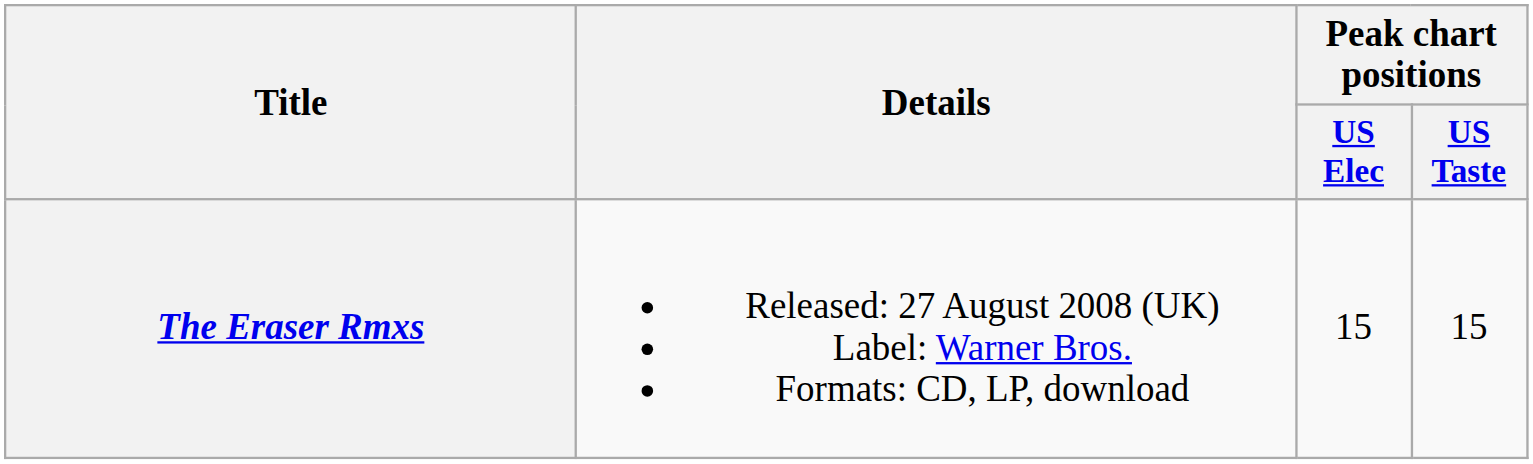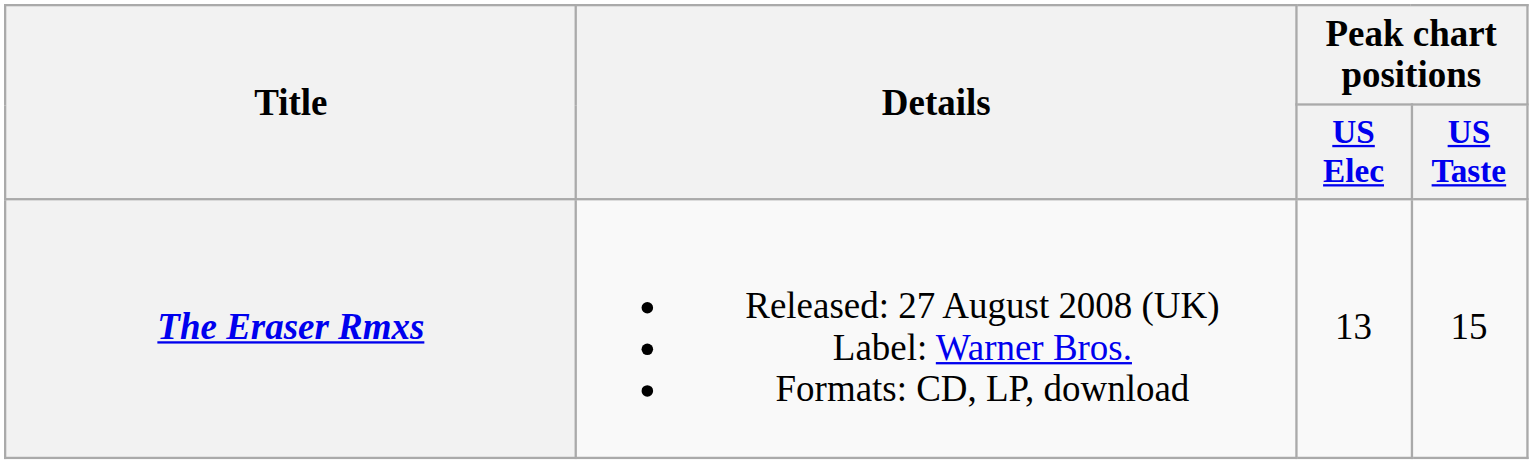(1354, 327) 15 -> (1354, 327) 13
